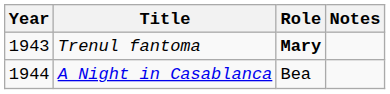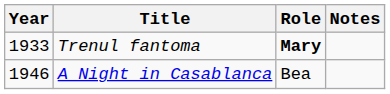(29, 46) 1943 -> (29, 46) 1933
(29, 74) 1944 -> (29, 74) 1946
